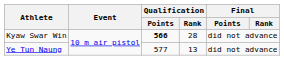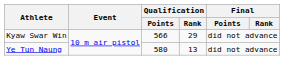(161, 36) bold -> (161, 36) normal
(193, 36) 28 -> (193, 36) 29
(161, 49) 577 -> (161, 49) 580
